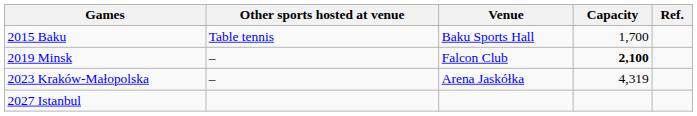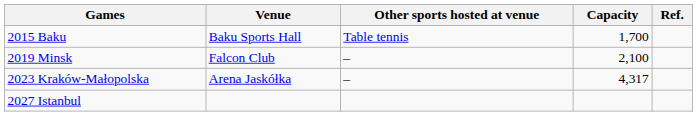columns swapped: (506, 15) <-> (322, 15)
(634, 57) bold -> (634, 57) normal
(634, 79) 4,319 -> (634, 79) 4,317
